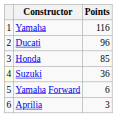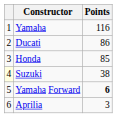(105, 43) 96 -> (105, 43) 86
(105, 74) 36 -> (105, 74) 38
(107, 90) normal -> (107, 90) bold
